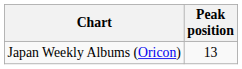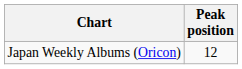(211, 52) 13 -> (211, 52) 12
